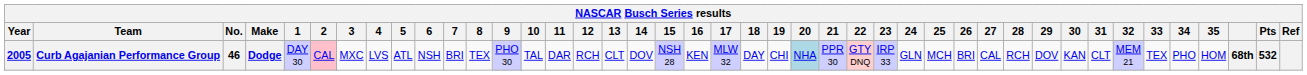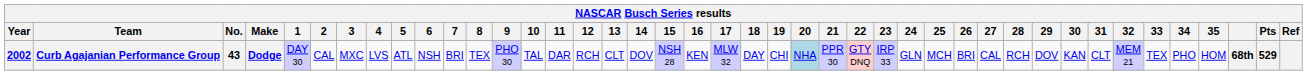(19, 55) 2005 -> (19, 55) 2002
(234, 55) 46 -> (234, 55) 43
(324, 55) pink background -> (324, 55) no background
(1268, 55) 532 -> (1268, 55) 529
